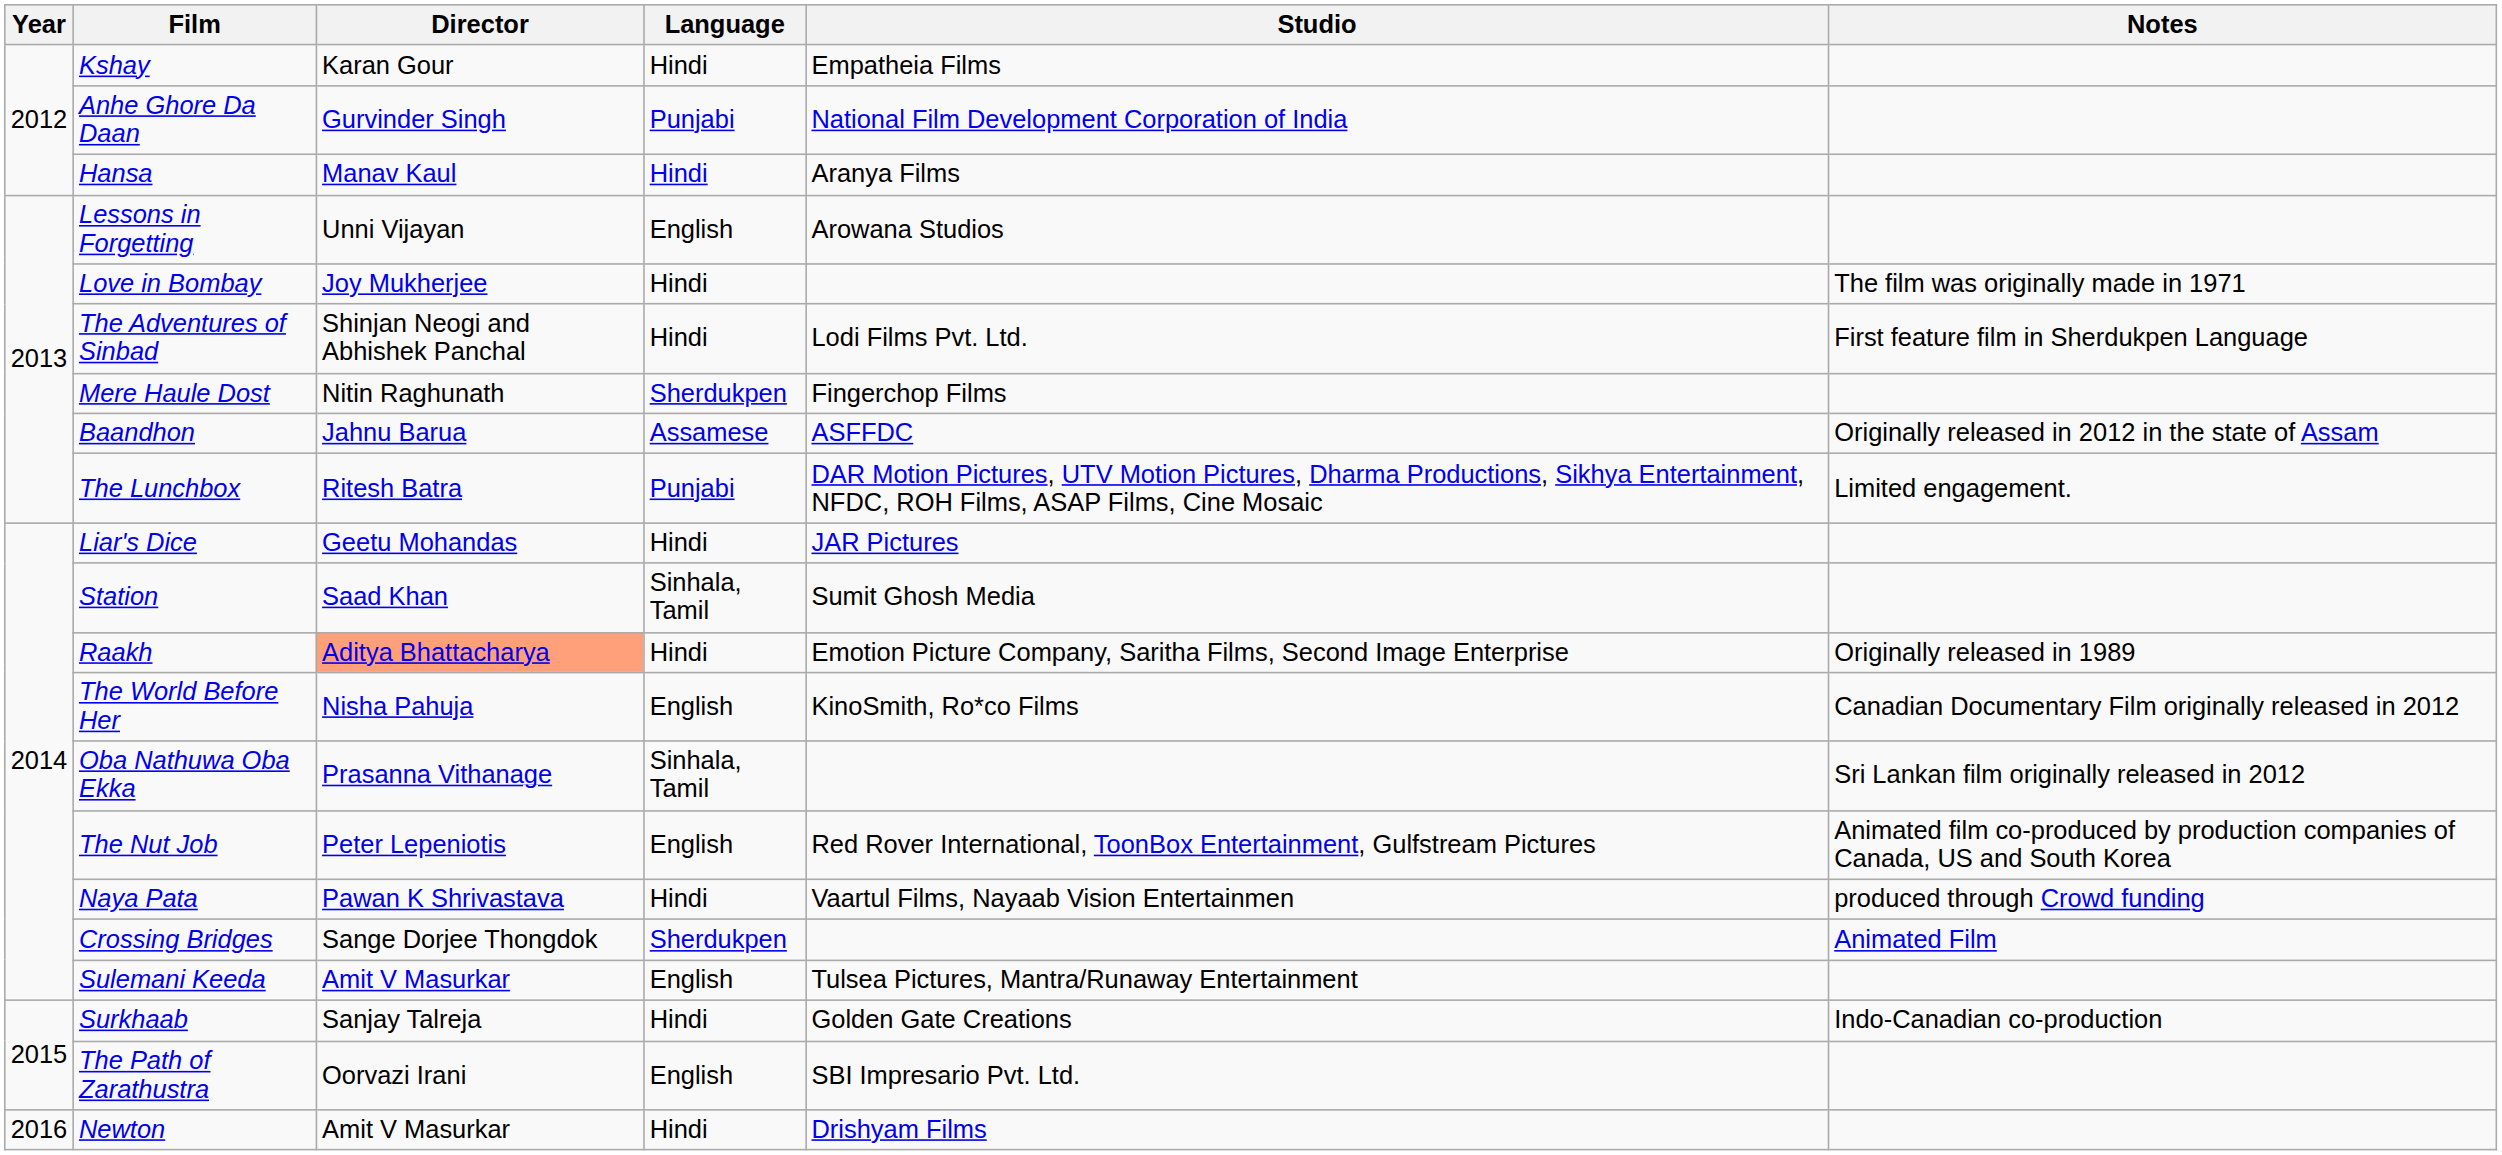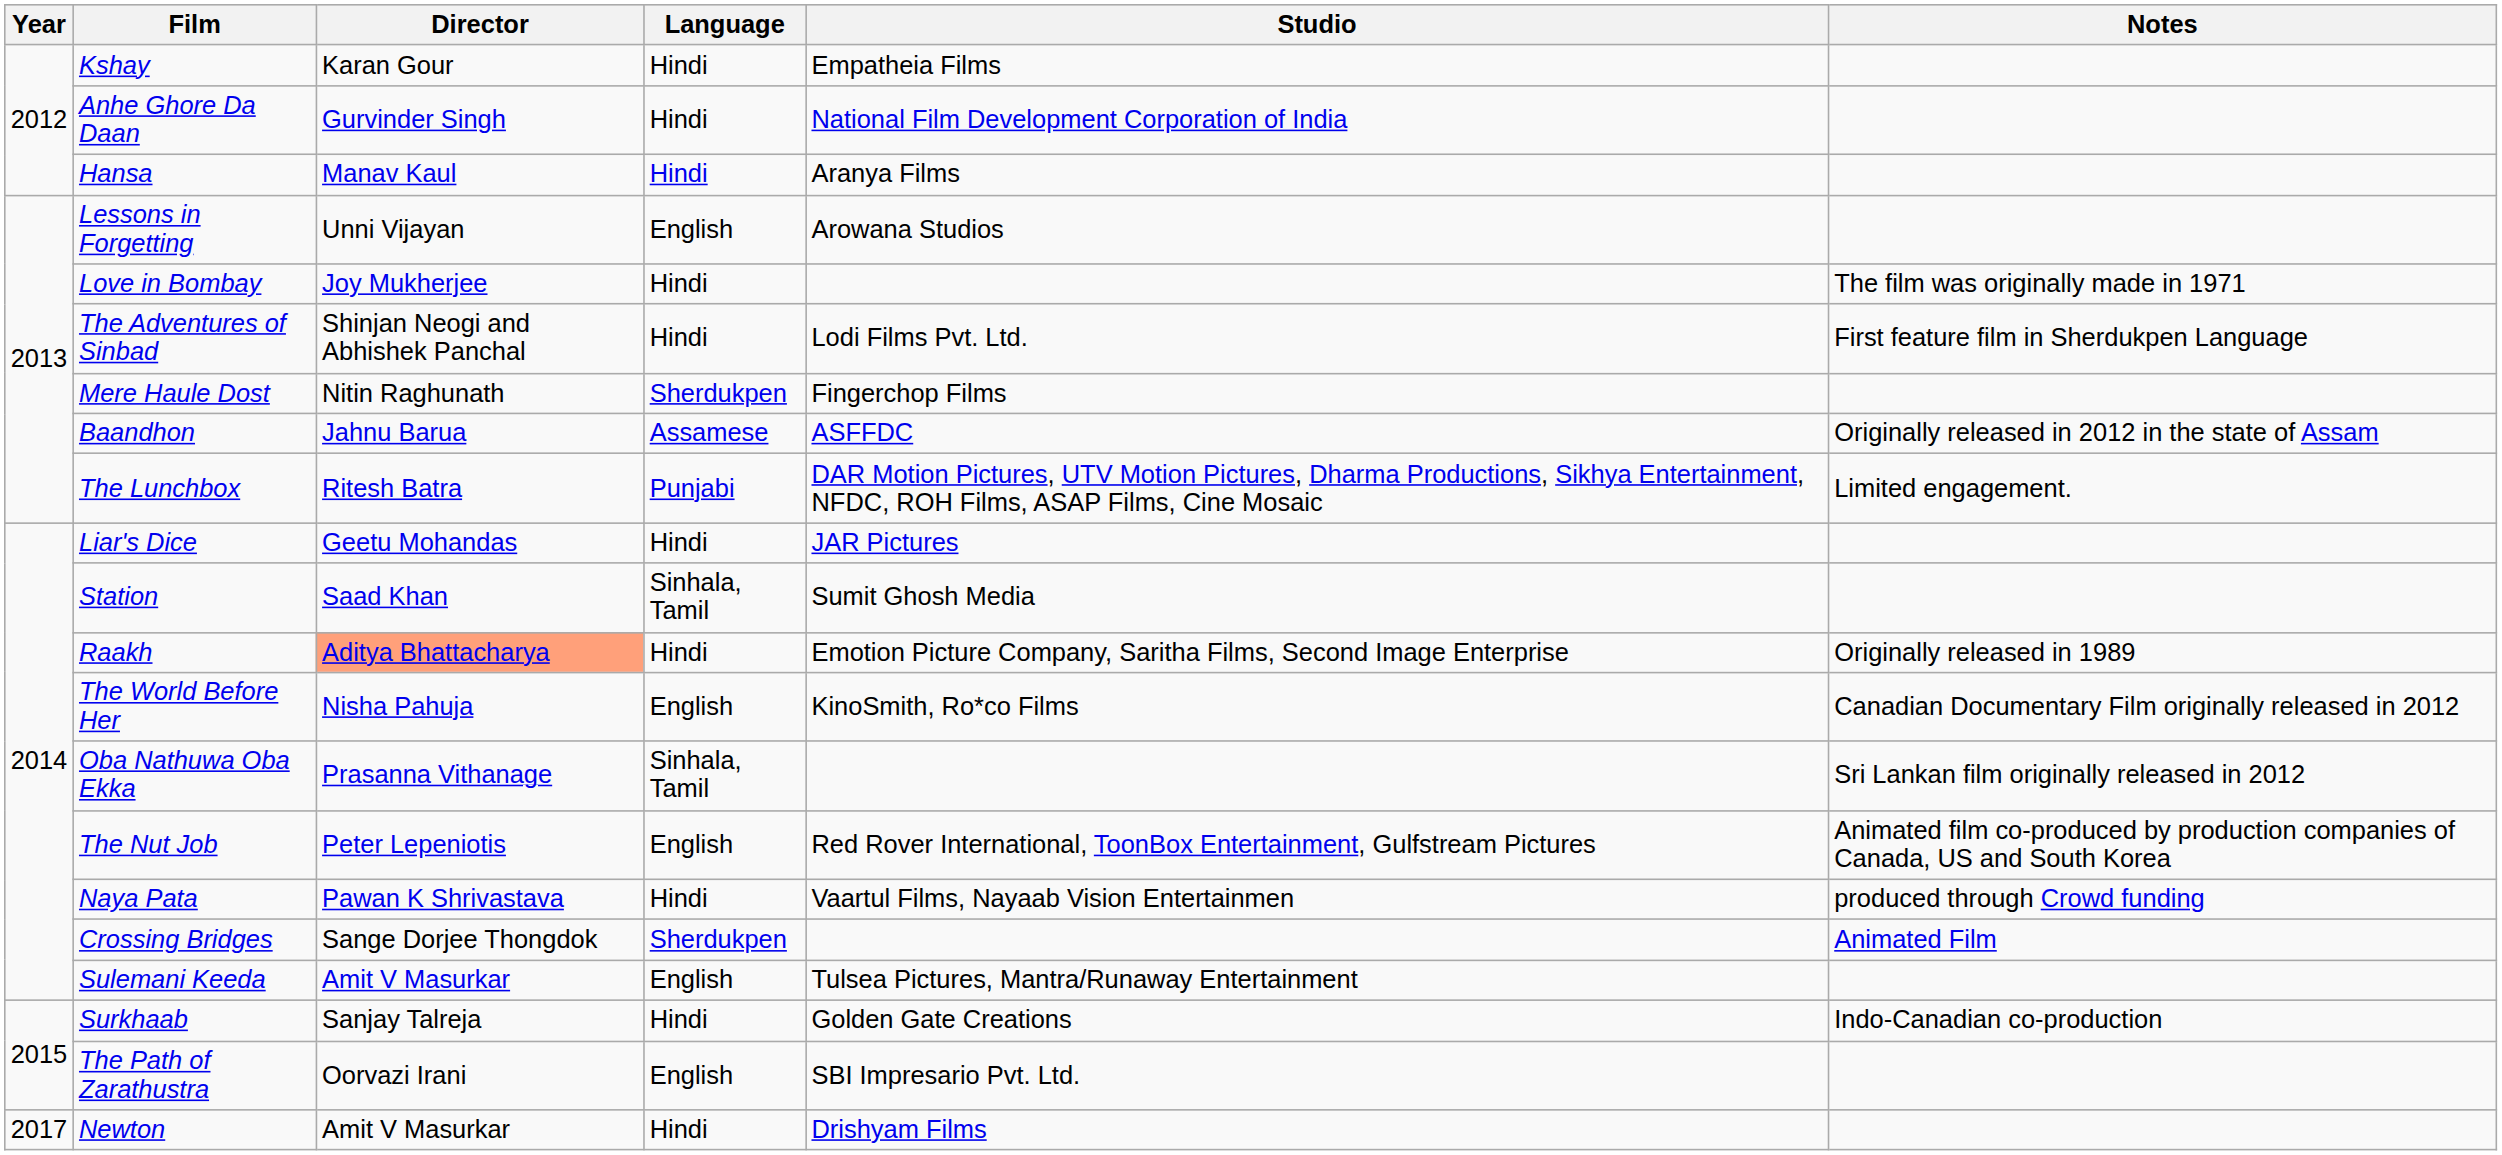(692, 119) Punjabi -> (679, 119) Hindi
(39, 1129) 2016 -> (39, 1129) 2017
